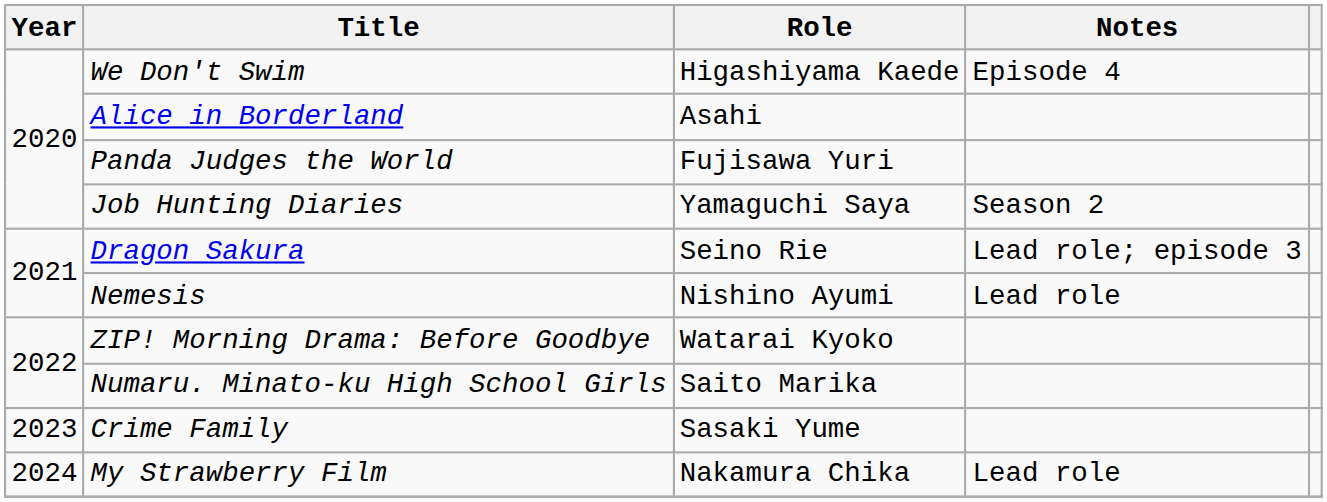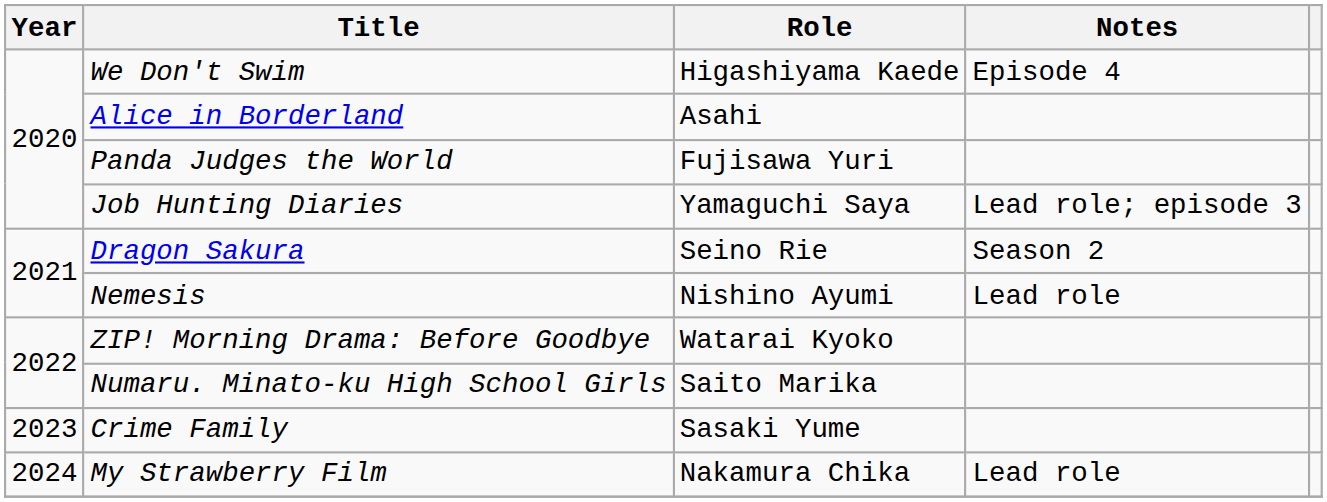(1038, 206) Season 2 -> (1137, 206) Lead role; episode 3
(1137, 251) Lead role; episode 3 -> (1038, 251) Season 2
